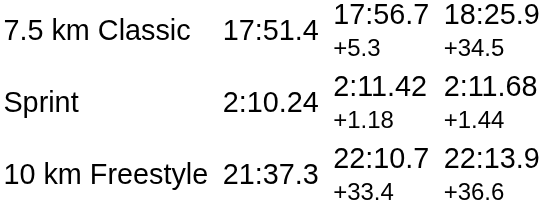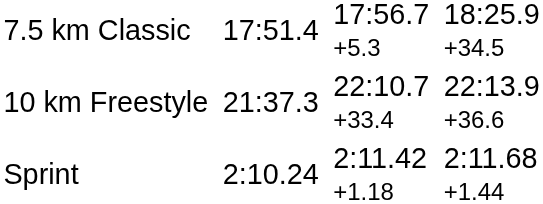rows swapped: (106, 174) <-> (41, 102)
